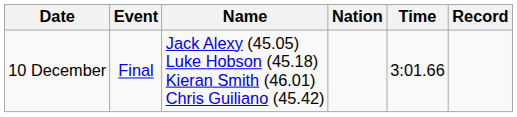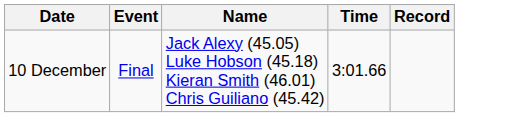- column: (357, 17)
